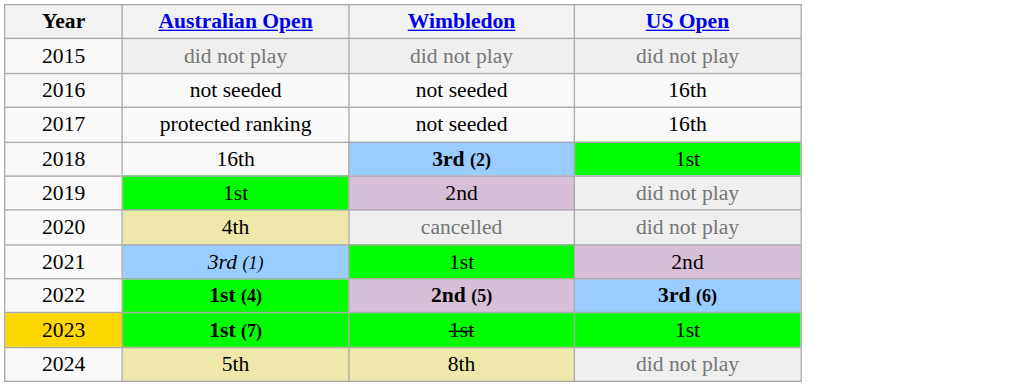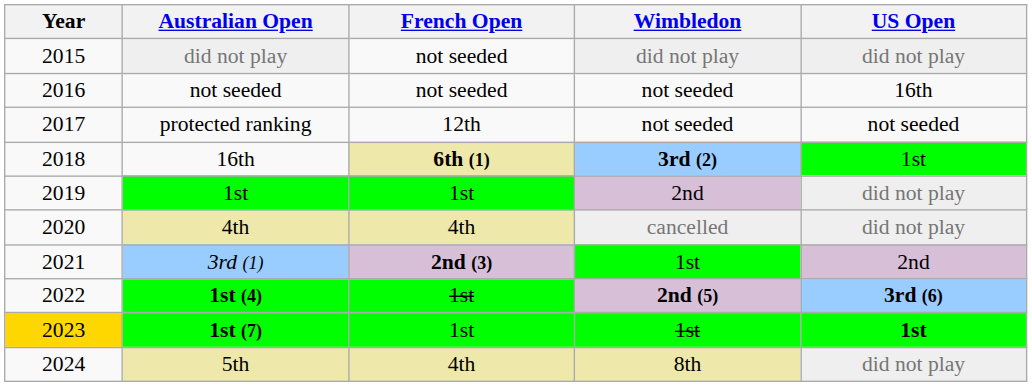+ column: (462, 21)
(688, 124) 16th -> (913, 124) not seeded
(688, 329) normal -> (913, 329) bold
